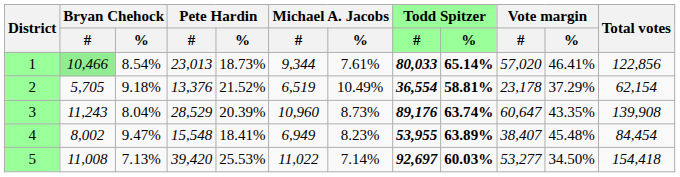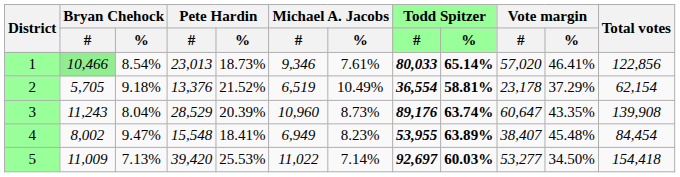(298, 64) 9,344 -> (298, 64) 9,346
(87, 159) 11,008 -> (87, 159) 11,009
